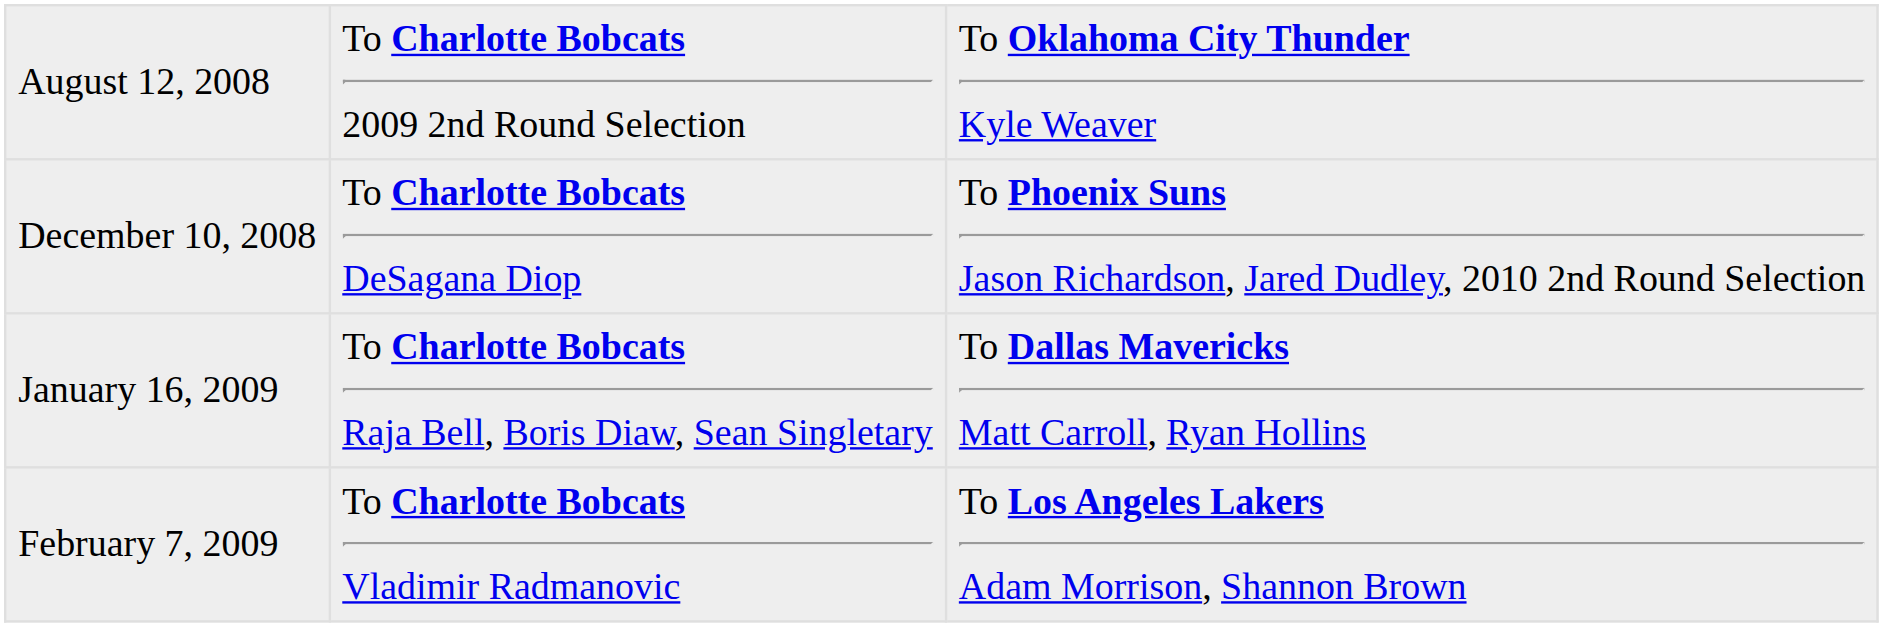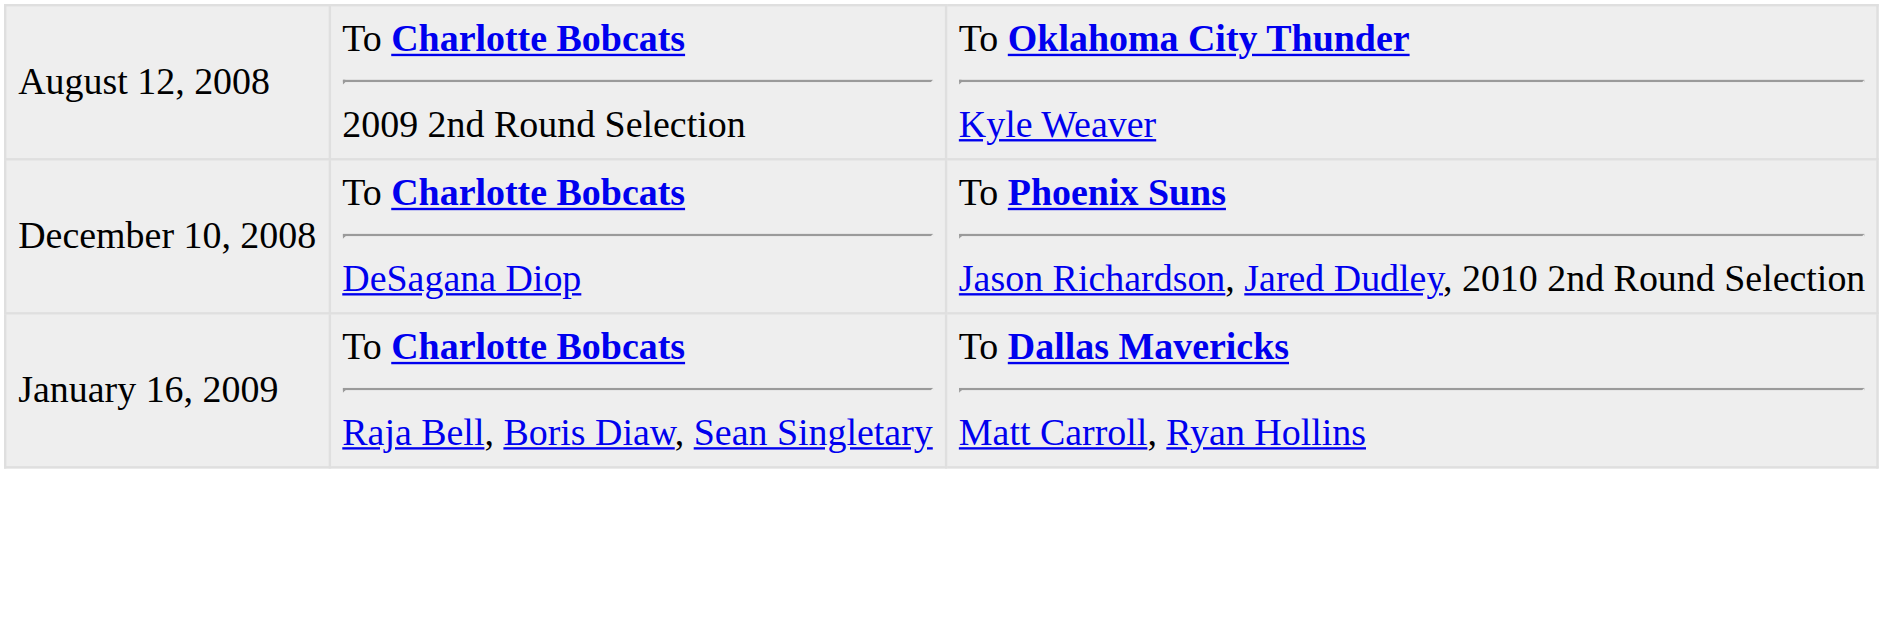- row: (148, 543)
